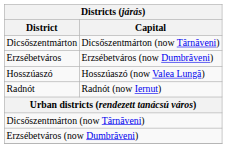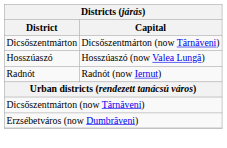- row: (34, 58)
